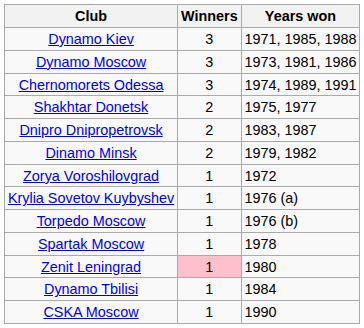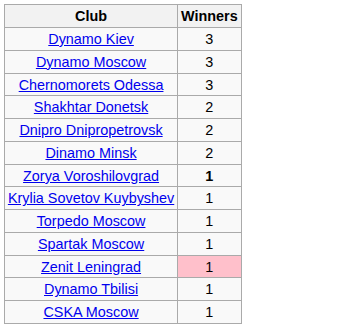- column: (300, 16)
(209, 176) normal -> (209, 176) bold
